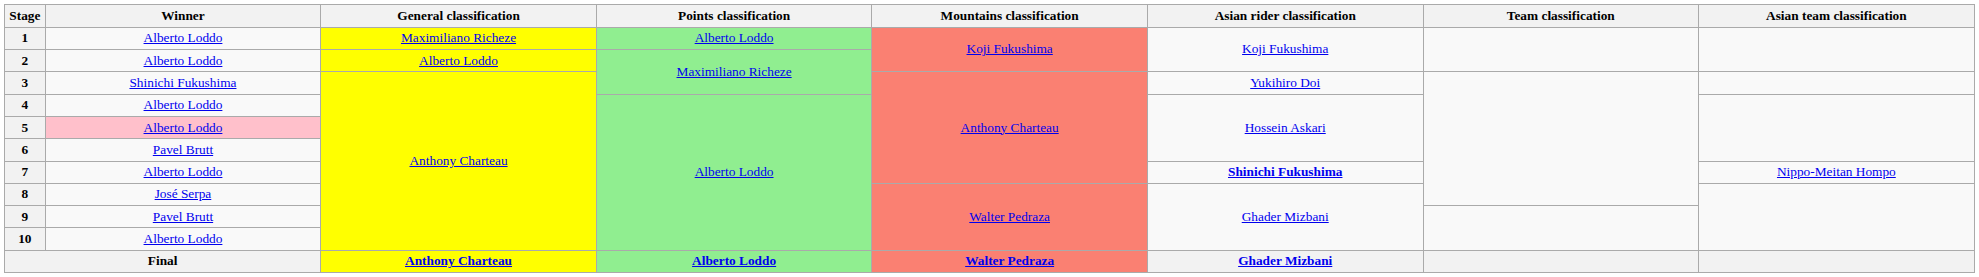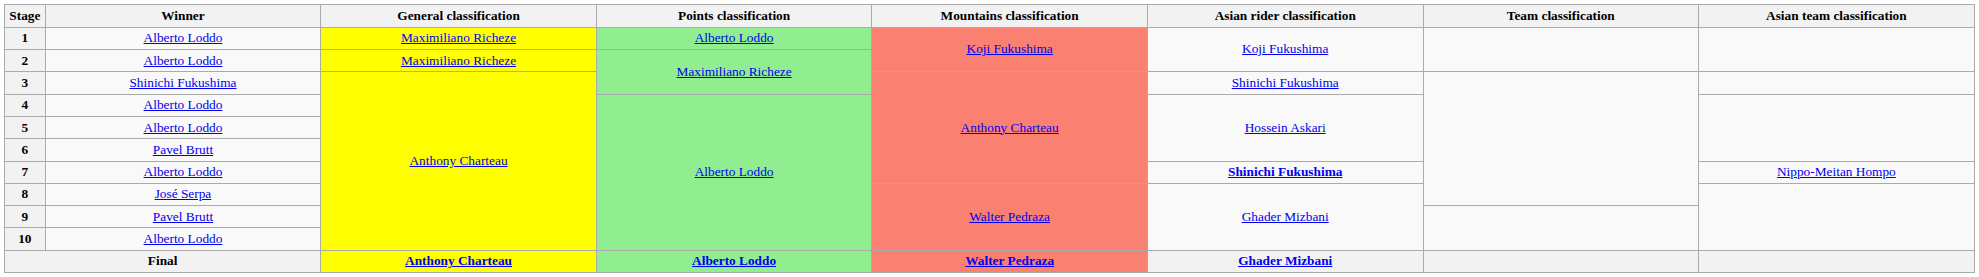(459, 60) Alberto Loddo -> (459, 60) Maximiliano Richeze
(1285, 82) Yukihiro Doi -> (1285, 82) Shinichi Fukushima
(183, 127) pink background -> (183, 127) no background
